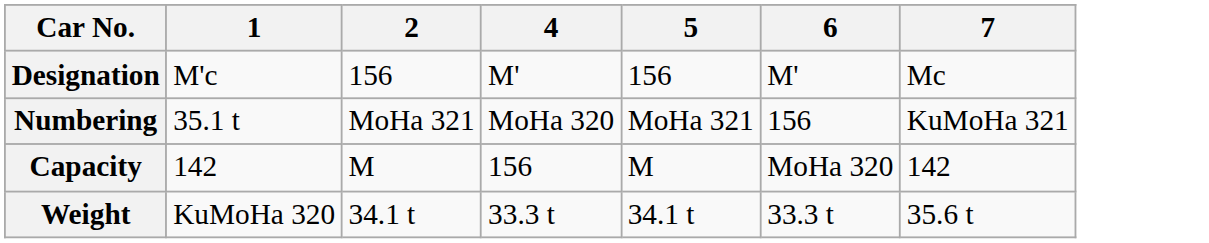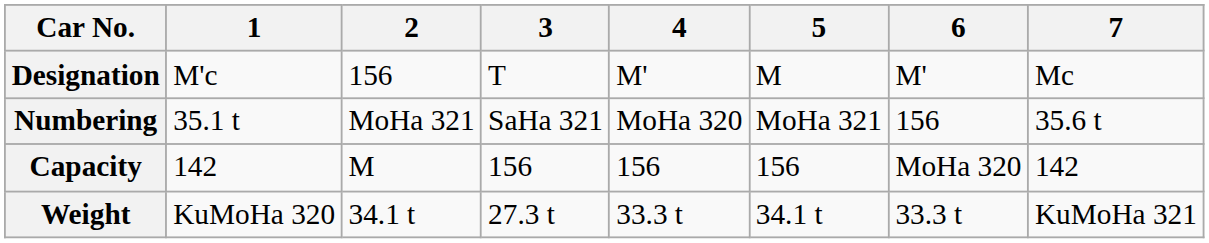+ column: (545, 27)
(650, 74) 156 -> (769, 74) M
(988, 120) KuMoHa 321 -> (1068, 120) 35.6 t
(641, 167) M -> (778, 167) 156
(940, 213) 35.6 t -> (1116, 213) KuMoHa 321
